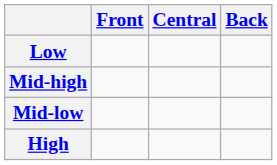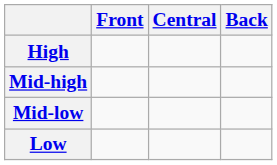rows swapped: (48, 143) <-> (48, 50)
